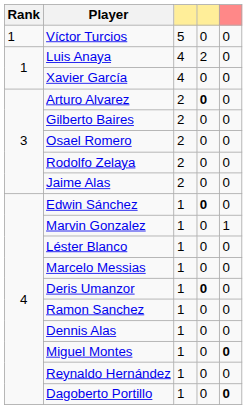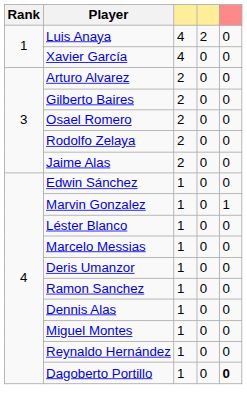- row: (87, 36)
(203, 99) bold -> (203, 78) normal
(203, 204) bold -> (203, 183) normal
(203, 288) bold -> (203, 267) normal
(226, 352) bold -> (226, 330) normal
